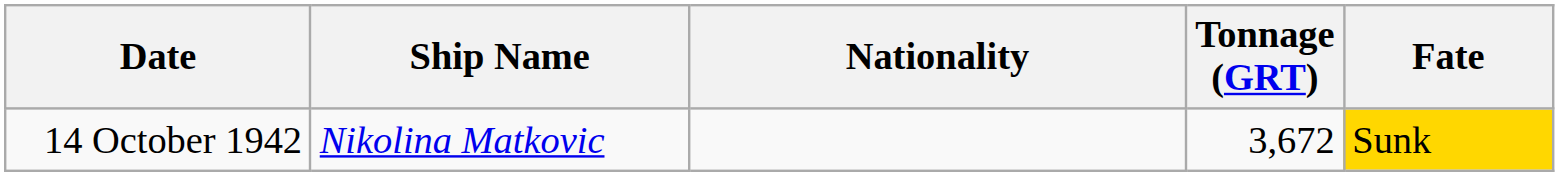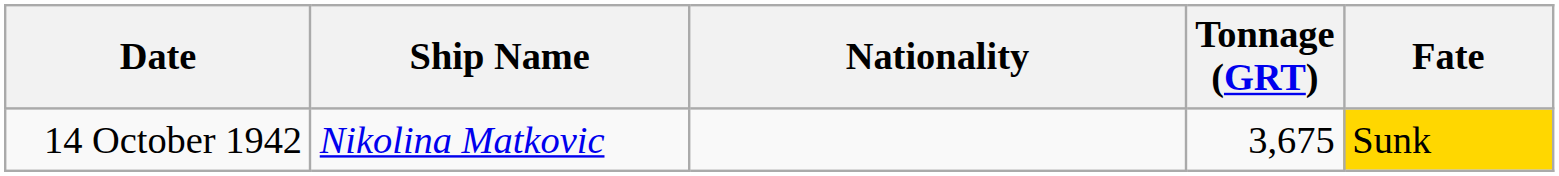(1291, 139) 3,672 -> (1291, 139) 3,675
